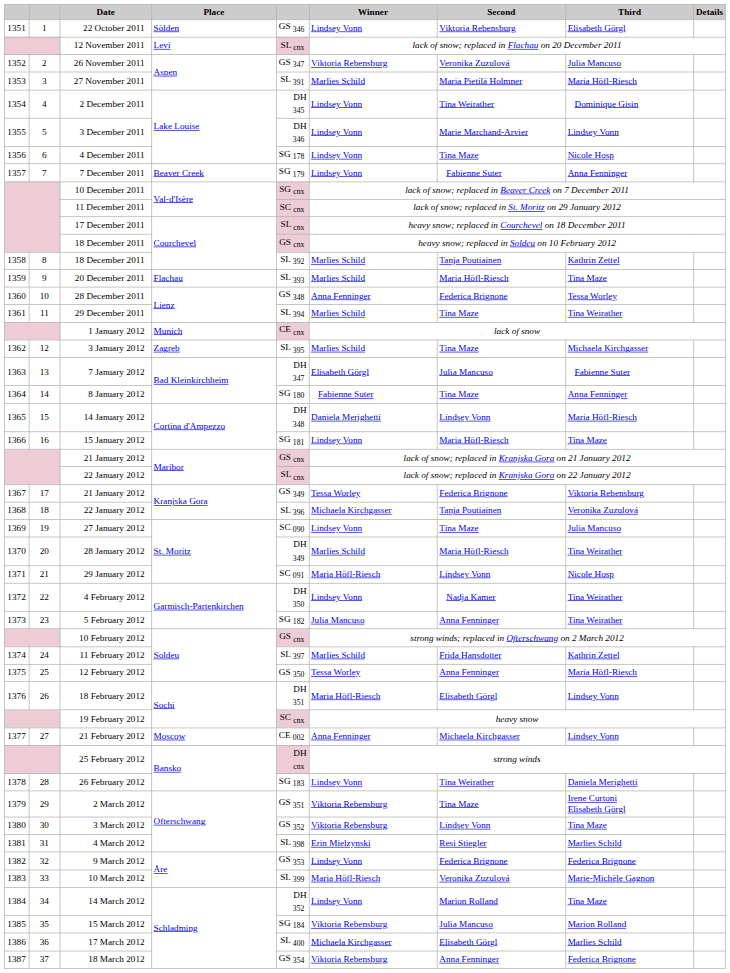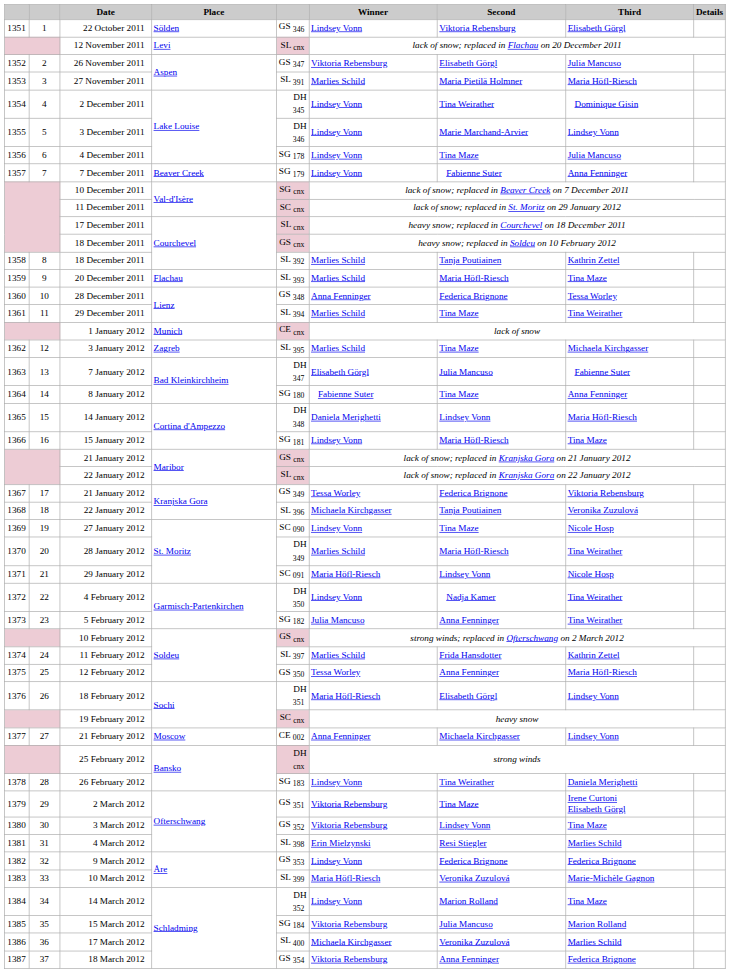(475, 63) Veronika Zuzulová -> (468, 63) Elisabeth Görgl
(591, 155) Nicole Hosp -> (594, 155) Julia Mancuso
(594, 528) Julia Mancuso -> (591, 528) Nicole Hosp
(468, 941) Elisabeth Görgl -> (475, 941) Veronika Zuzulová
